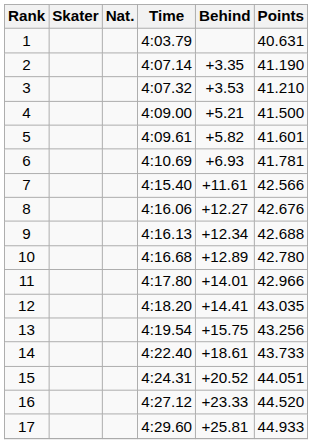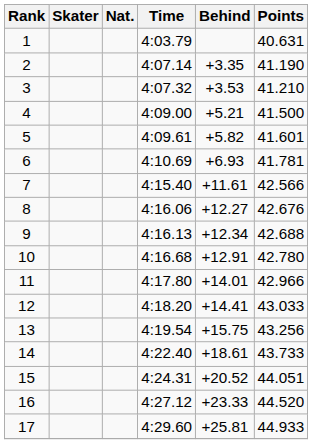(225, 257) +12.89 -> (225, 257) +12.91
(281, 305) 43.035 -> (281, 305) 43.033
